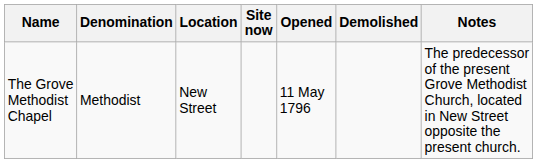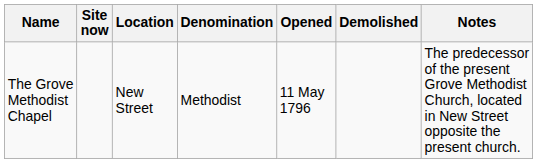columns swapped: (259, 23) <-> (126, 23)
